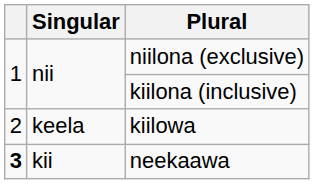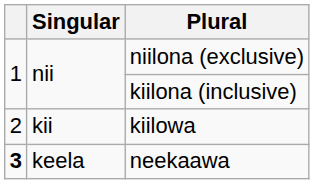(58, 126) keela -> (42, 126) kii
(42, 160) kii -> (58, 160) keela
